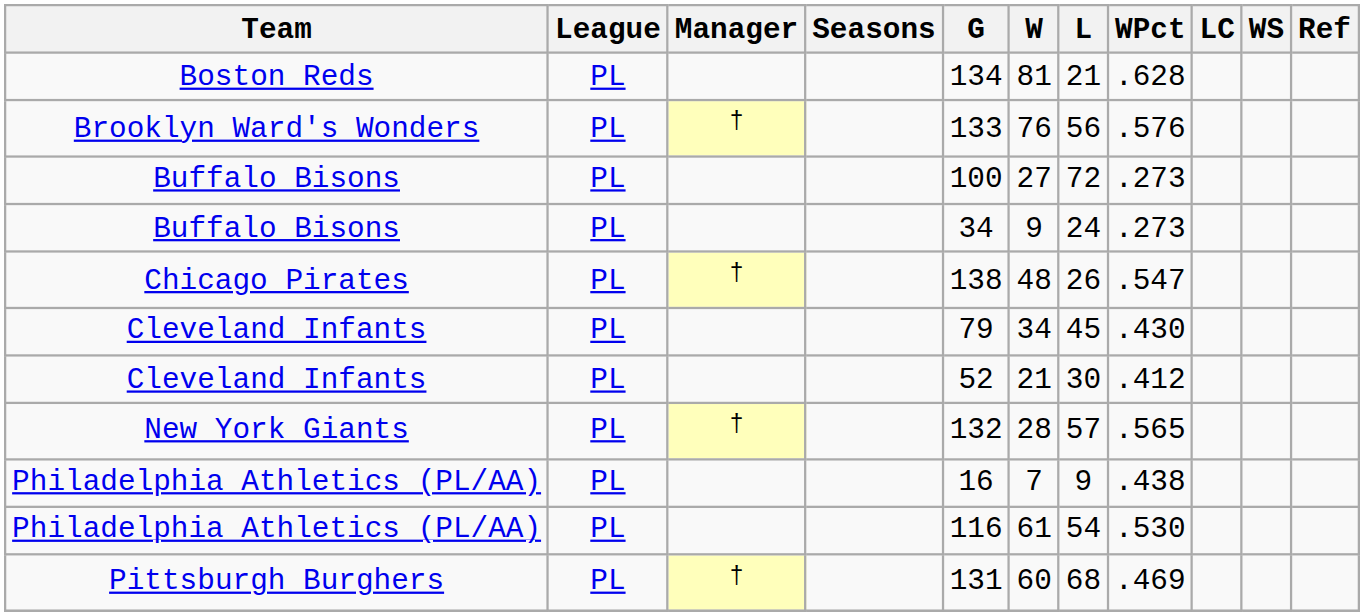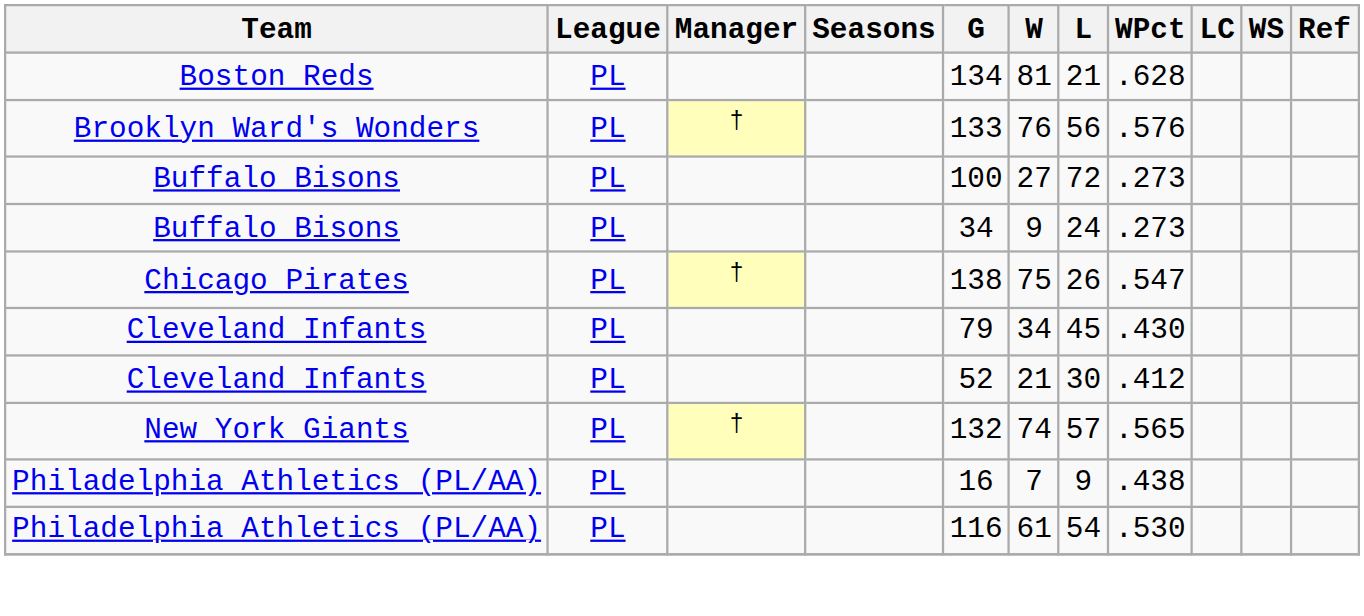(1034, 280) 48 -> (1034, 280) 75
(1034, 431) 28 -> (1034, 431) 74
- row: (277, 582)
